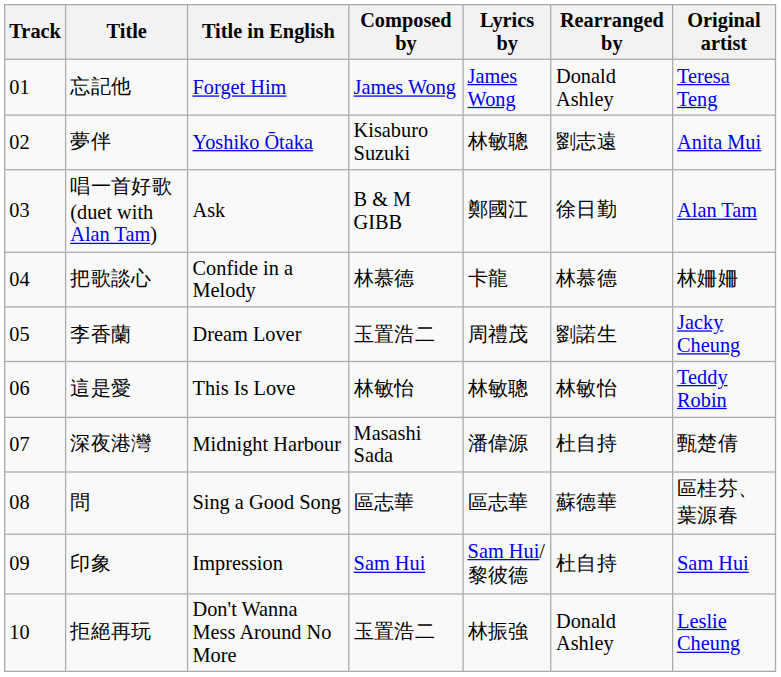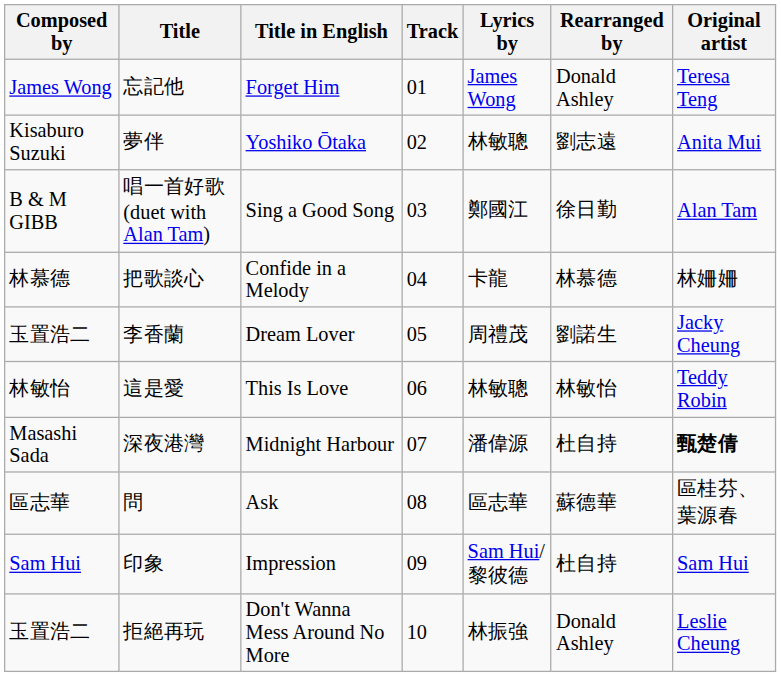columns swapped: (35, 32) <-> (406, 32)
(209, 210) Ask -> (320, 210) Sing a Good Song
(708, 443) normal -> (708, 443) bold
(267, 503) Sing a Good Song -> (262, 503) Ask
